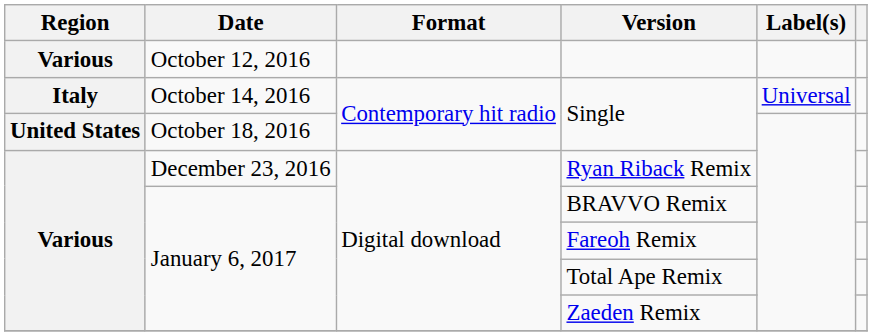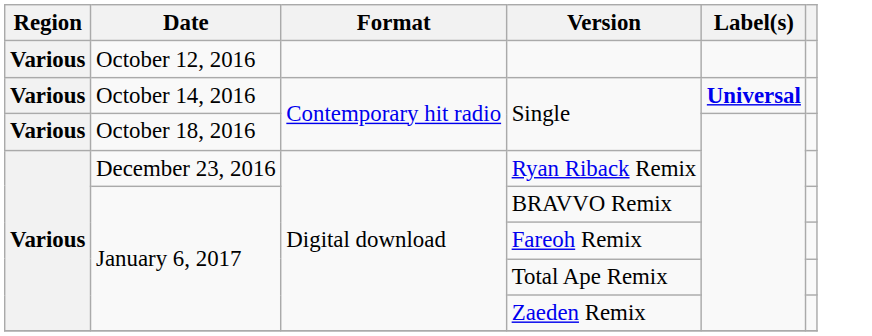(75, 95) Italy -> (48, 95) Various
(806, 95) normal -> (754, 95) bold
(75, 131) United States -> (48, 131) Various
